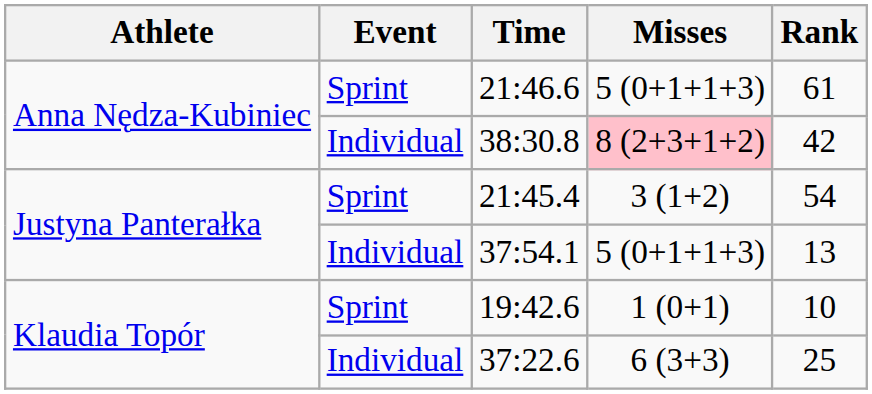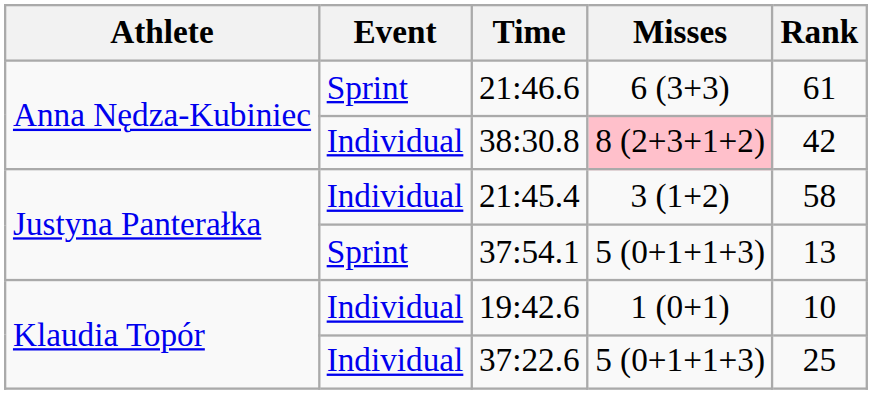(680, 87) 5 (0+1+1+3) -> (680, 87) 6 (3+3)
(367, 196) Sprint -> (395, 196) Individual
(819, 196) 54 -> (819, 196) 58
(395, 251) Individual -> (367, 251) Sprint
(367, 306) Sprint -> (395, 306) Individual
(680, 361) 6 (3+3) -> (680, 361) 5 (0+1+1+3)
